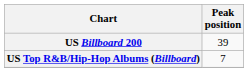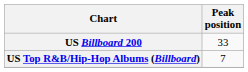(223, 42) 39 -> (223, 42) 33
